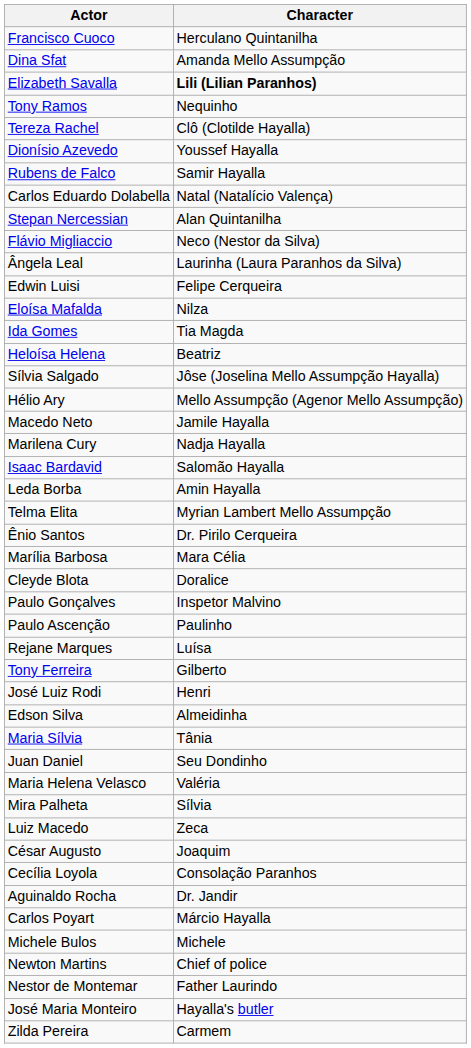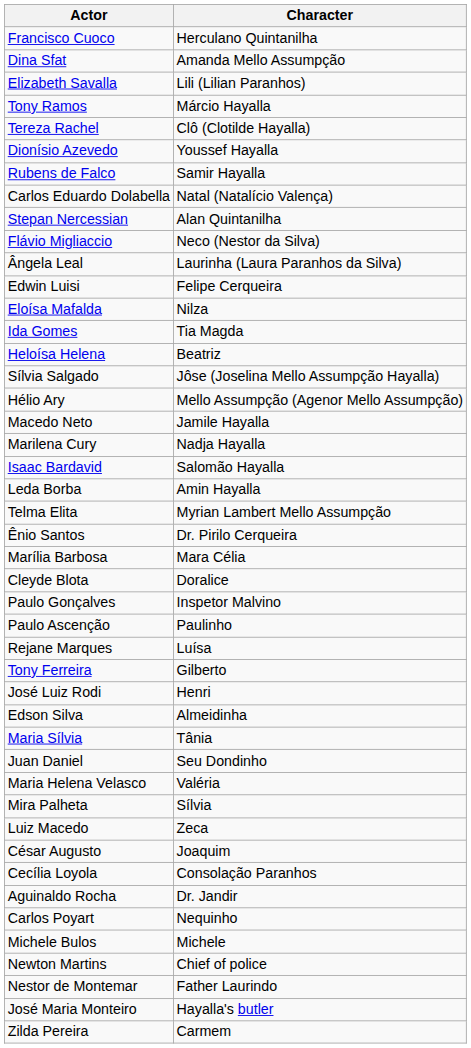(247, 83) bold -> (241, 83) normal
(207, 106) Nequinho -> (224, 106) Márcio Hayalla
(224, 919) Márcio Hayalla -> (207, 919) Nequinho
